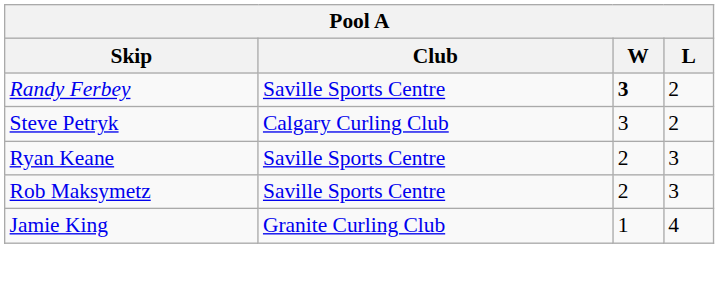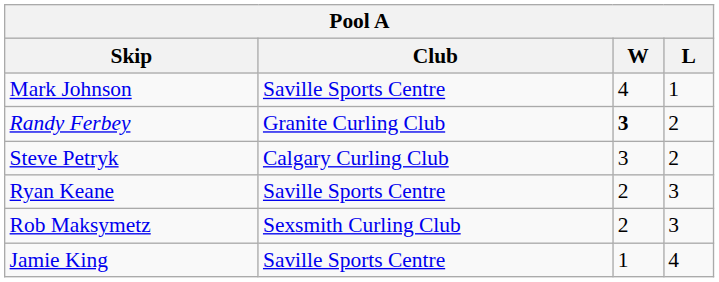+ row: (71, 89)
(354, 89) Saville Sports Centre -> (354, 123) Granite Curling Club
(354, 191) Saville Sports Centre -> (362, 225) Sexsmith Curling Club
(354, 225) Granite Curling Club -> (354, 259) Saville Sports Centre
